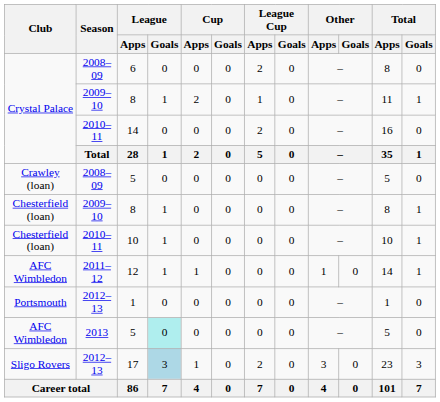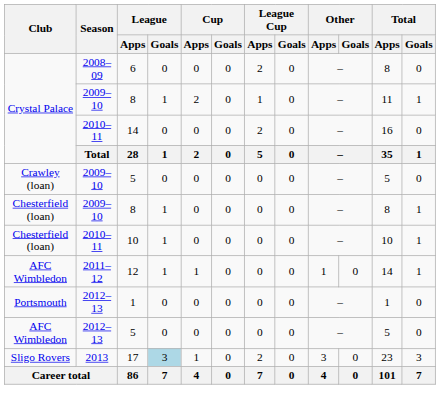(97, 179) 2008–09 -> (97, 179) 2009–10
(97, 333) 2013 -> (97, 333) 2012–13
(164, 333) paleturquoise background -> (164, 333) no background
(97, 363) 2012–13 -> (97, 357) 2013
